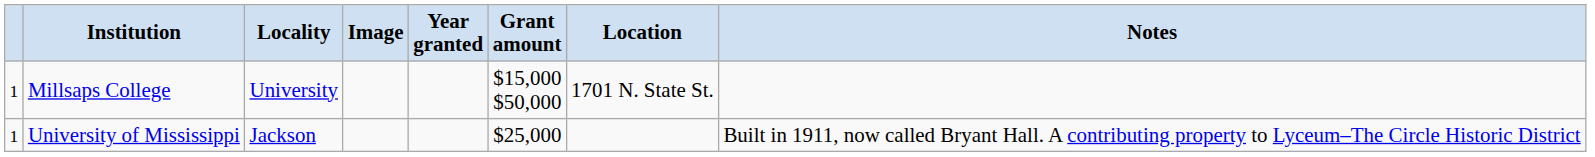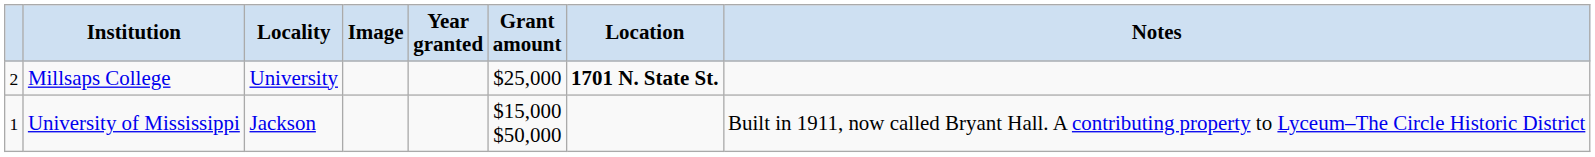(14, 91) 1 -> (14, 79) 2
(527, 89) $15,000 $50,000 -> (527, 77) $25,000
(642, 89) normal -> (645, 77) bold
(527, 134) $25,000 -> (527, 122) $15,000 $50,000
